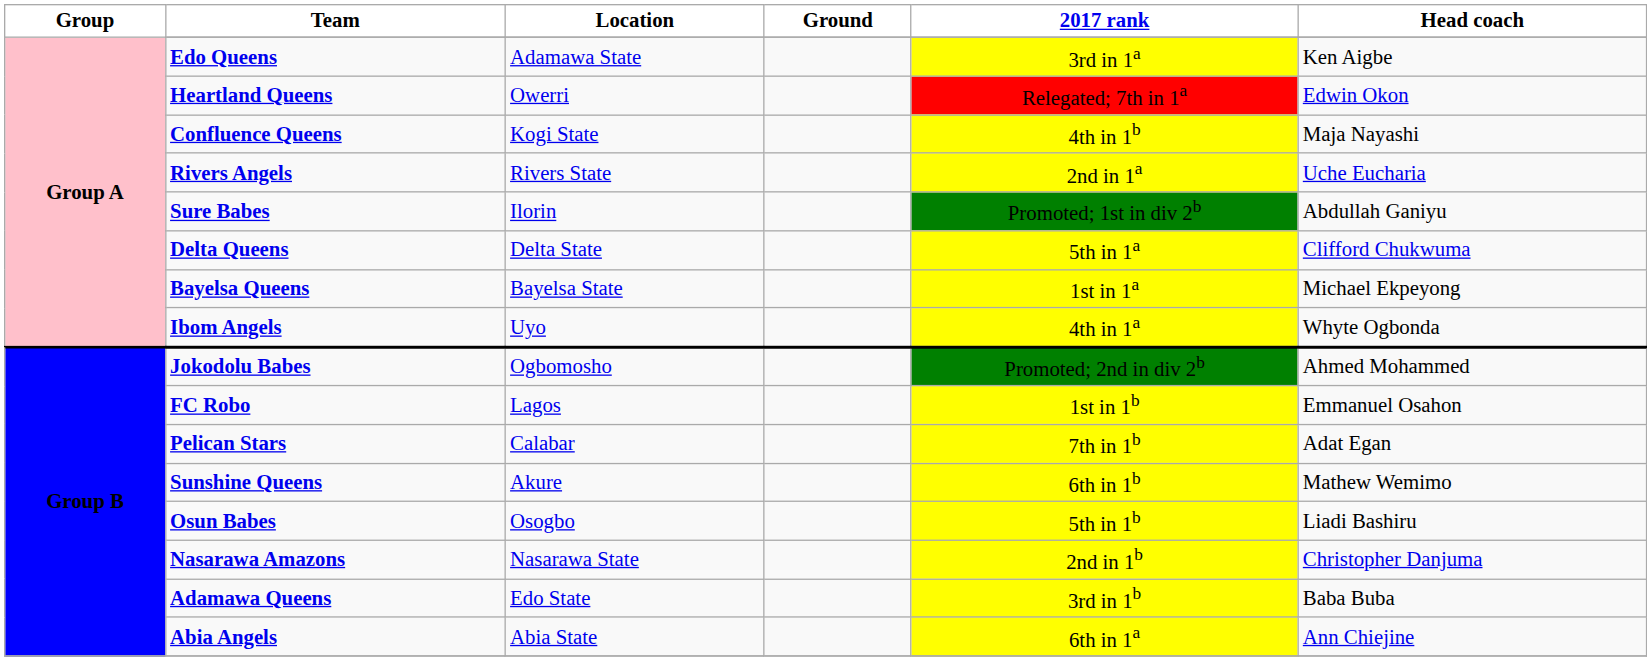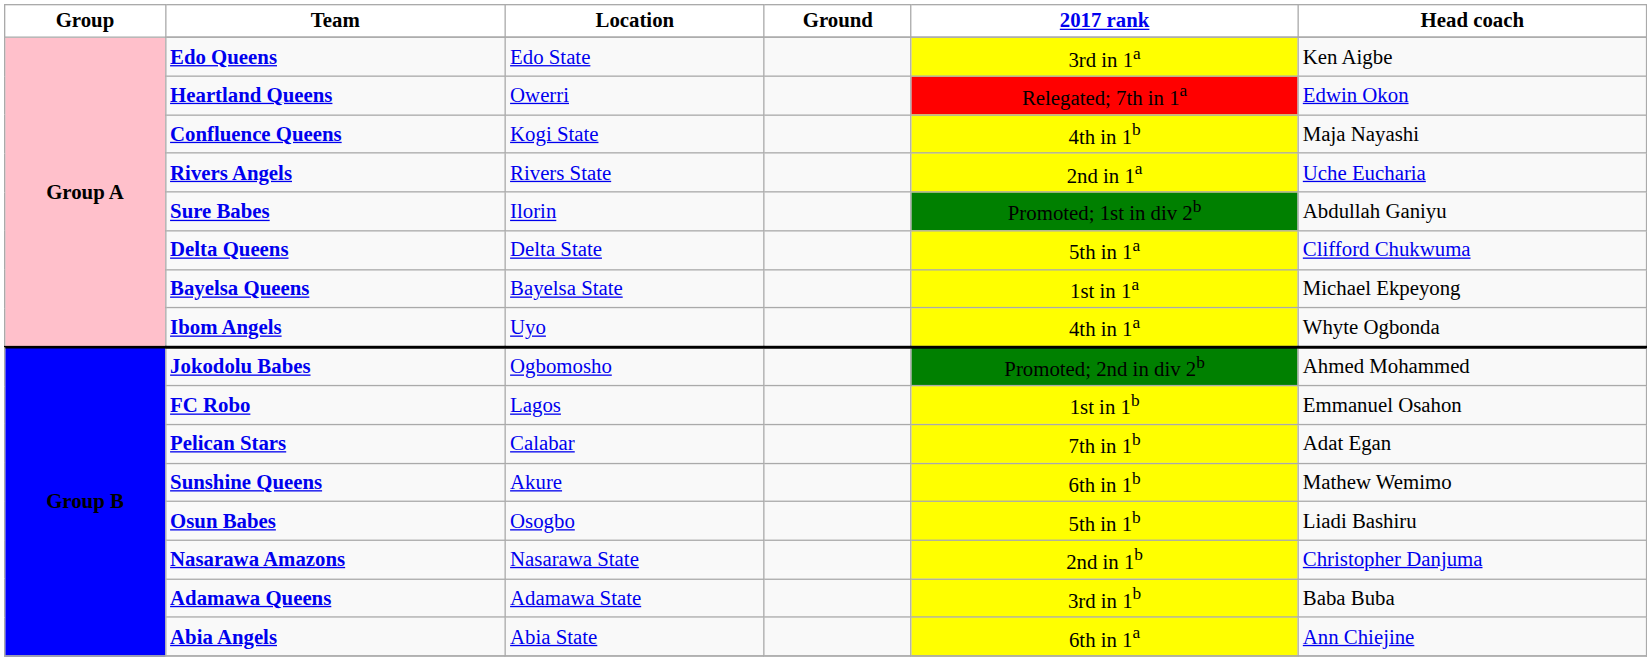(576, 56) Adamawa State -> (550, 56) Edo State
(550, 598) Edo State -> (576, 598) Adamawa State
